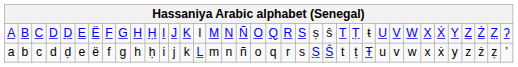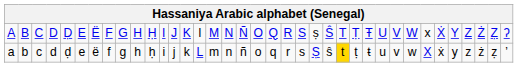(329, 33) ŝ -> (329, 33) Ŝ
(369, 33) ŧ -> (369, 33) Ŧ
(427, 33) X -> (427, 33) x
(329, 52) Ŝ -> (329, 52) ŝ
(343, 52) no background -> (343, 52) gold background
(369, 52) Ŧ -> (369, 52) ŧ
(427, 52) x -> (427, 52) X
